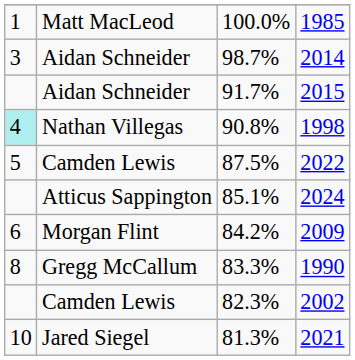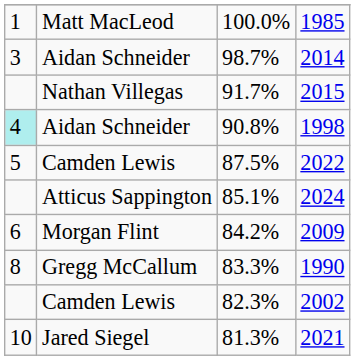(116, 92) Aidan Schneider -> (113, 92) Nathan Villegas
(113, 127) Nathan Villegas -> (116, 127) Aidan Schneider
